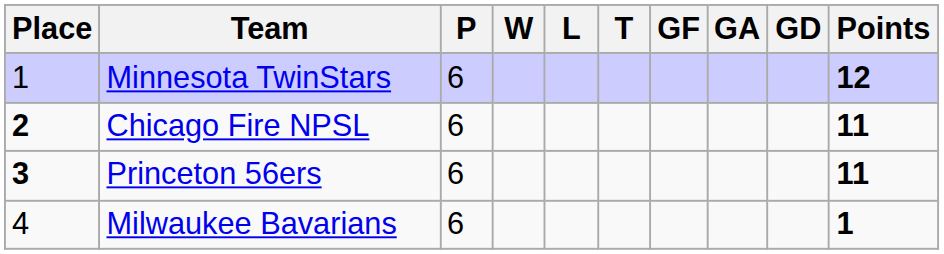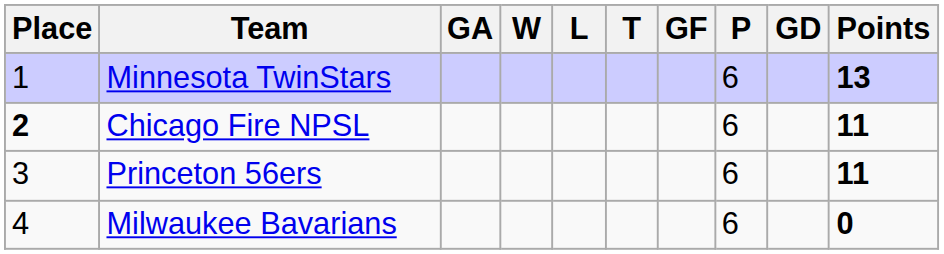columns swapped: (466, 28) <-> (737, 28)
(854, 77) 12 -> (854, 77) 13
(21, 175) bold -> (21, 175) normal
(845, 223) 1 -> (845, 223) 0
